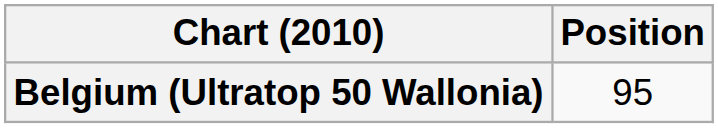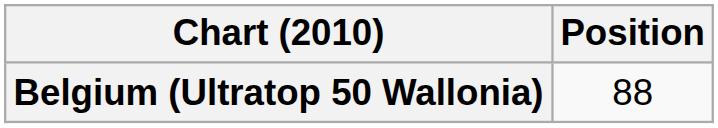(633, 91) 95 -> (633, 91) 88
